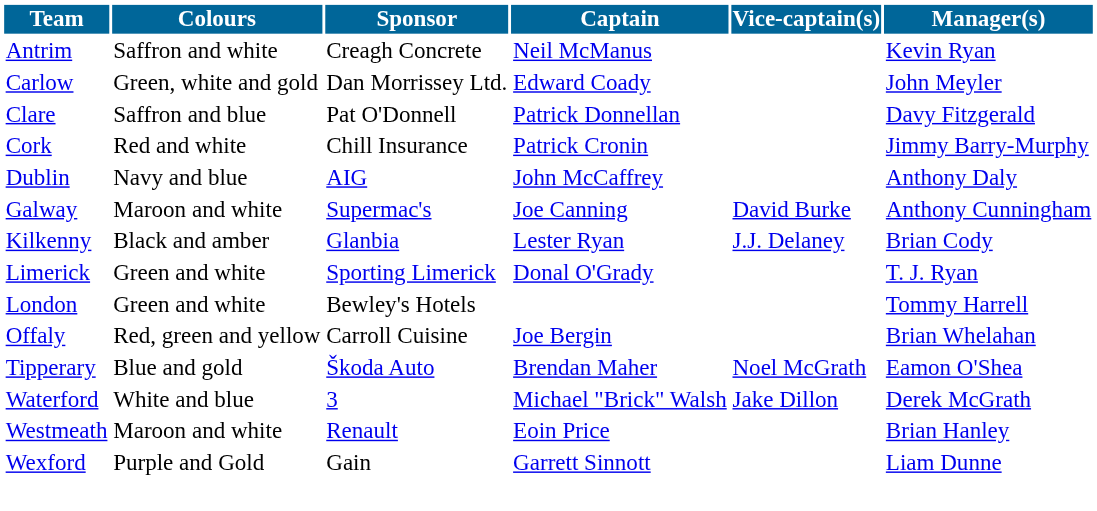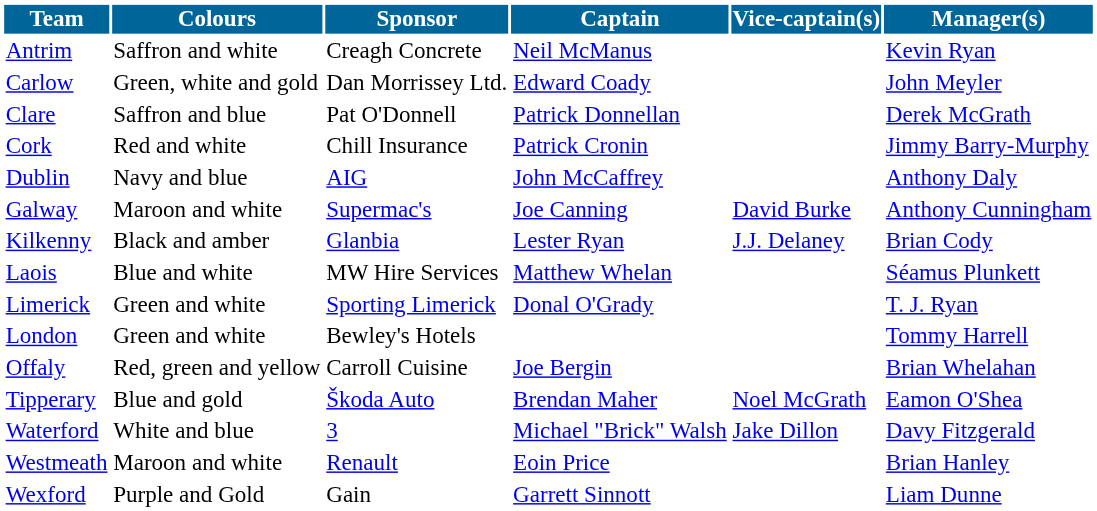(960, 114) Davy Fitzgerald -> (958, 114) Derek McGrath
+ row: (31, 272)
(958, 399) Derek McGrath -> (960, 430) Davy Fitzgerald
